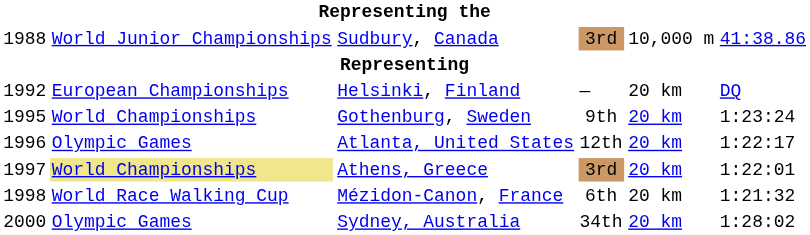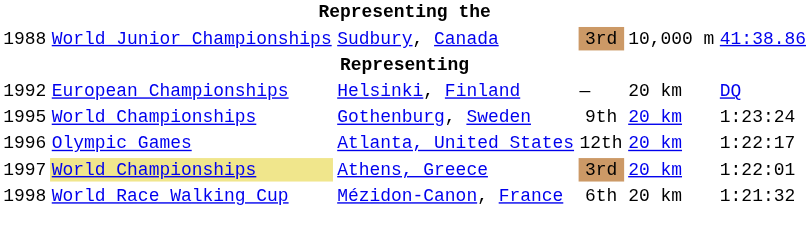- row: (429, 222)
